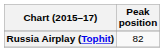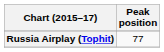(138, 39) 82 -> (138, 39) 77
